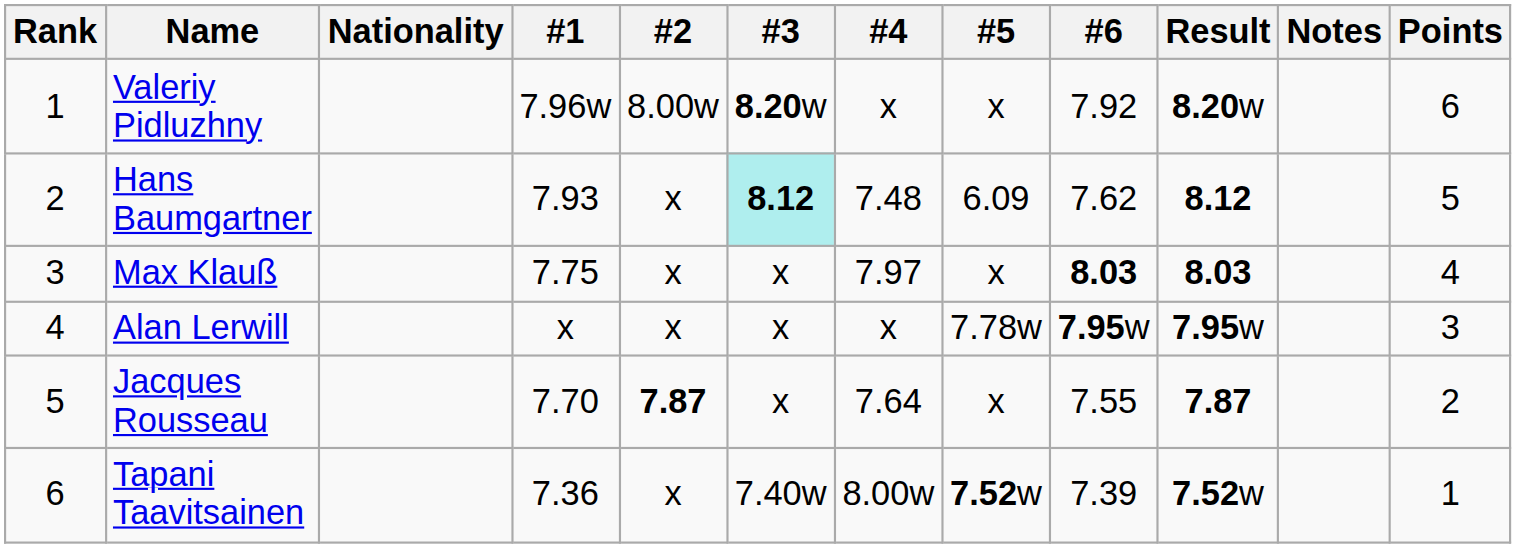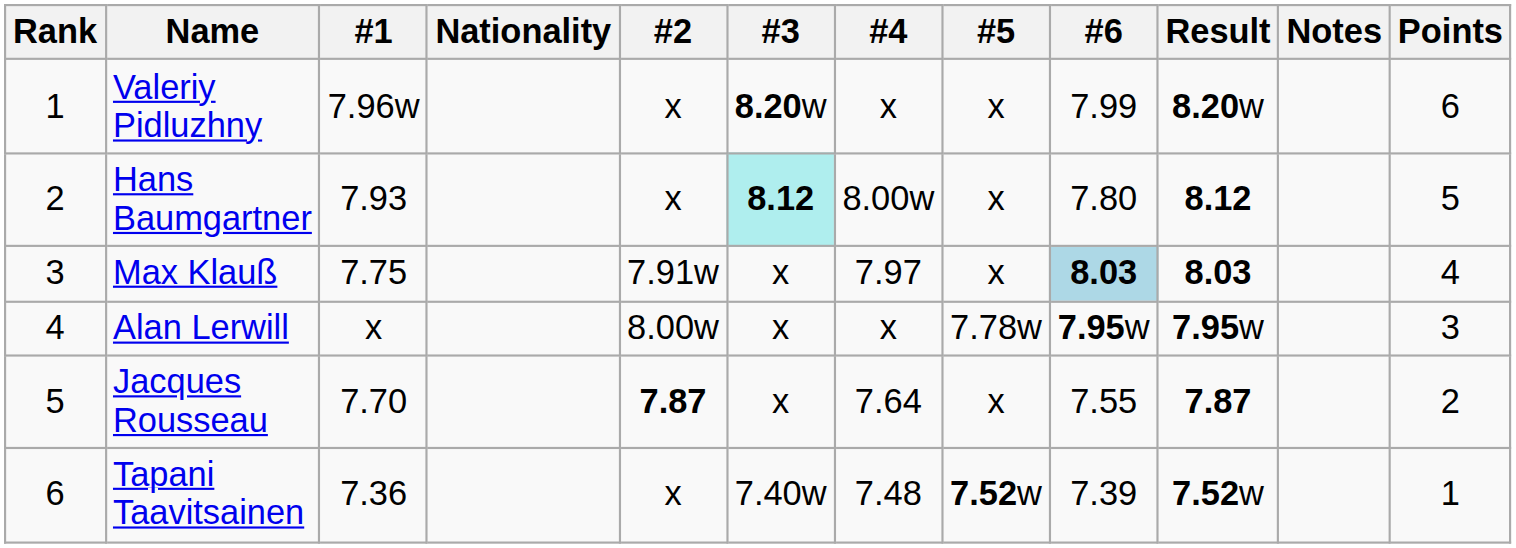columns swapped: (416, 31) <-> (565, 31)
(673, 105) 8.00w -> (673, 105) x
(1104, 105) 7.92 -> (1104, 105) 7.99
(888, 198) 7.48 -> (888, 198) 8.00w
(996, 198) 6.09 -> (996, 198) x
(1104, 198) 7.62 -> (1104, 198) 7.80
(673, 272) x -> (673, 272) 7.91w
(1104, 272) no background -> (1104, 272) lightblue background
(673, 327) x -> (673, 327) 8.00w
(888, 494) 8.00w -> (888, 494) 7.48
